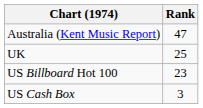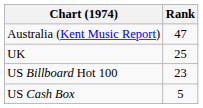(180, 93) 3 -> (180, 93) 5
